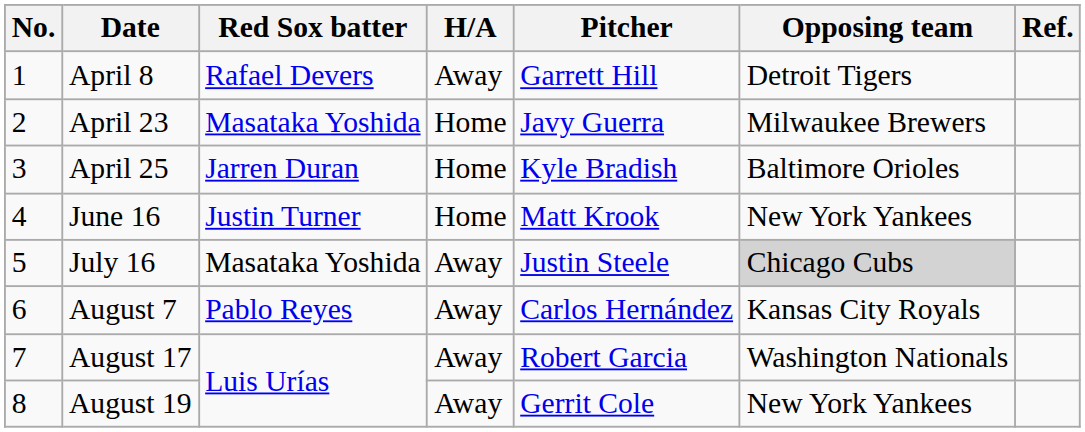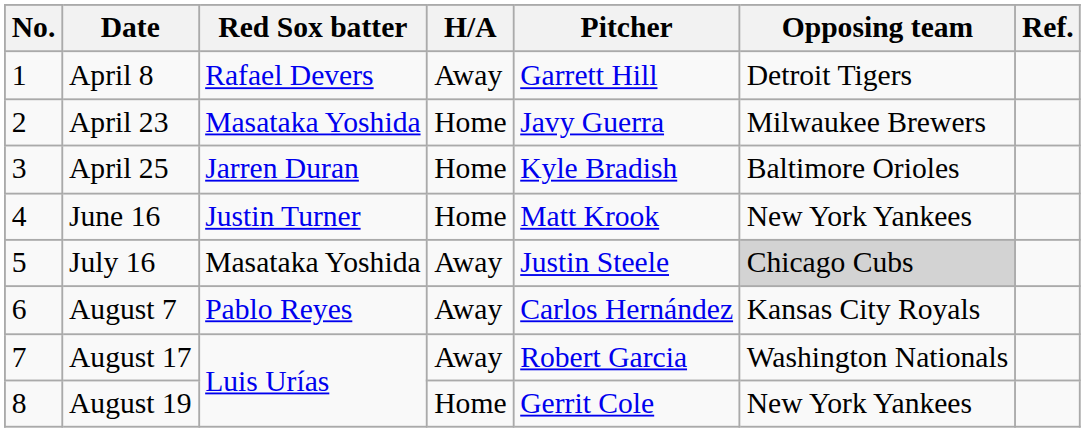(468, 403) Away -> (470, 403) Home
